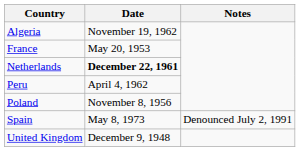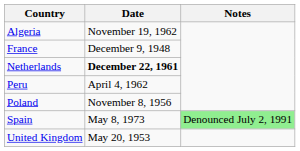(119, 48) May 20, 1953 -> (129, 48) December 9, 1948
(238, 119) no background -> (238, 119) lightgreen background
(129, 137) December 9, 1948 -> (119, 137) May 20, 1953
